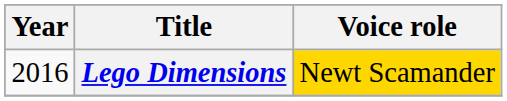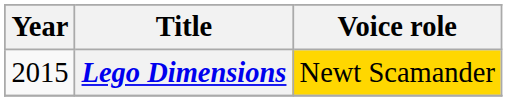(40, 72) 2016 -> (40, 72) 2015
